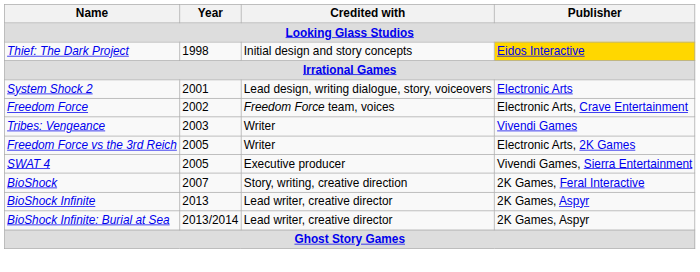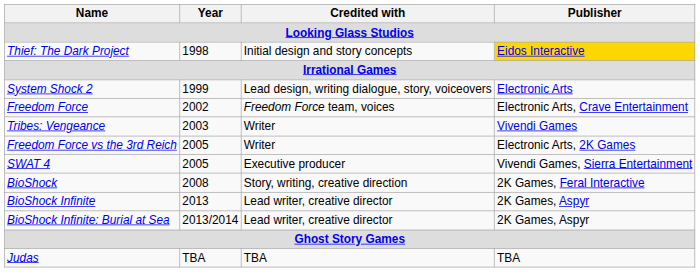(195, 88) 2001 -> (195, 88) 1999
(195, 182) 2007 -> (195, 182) 2008
+ row: (23, 257)
